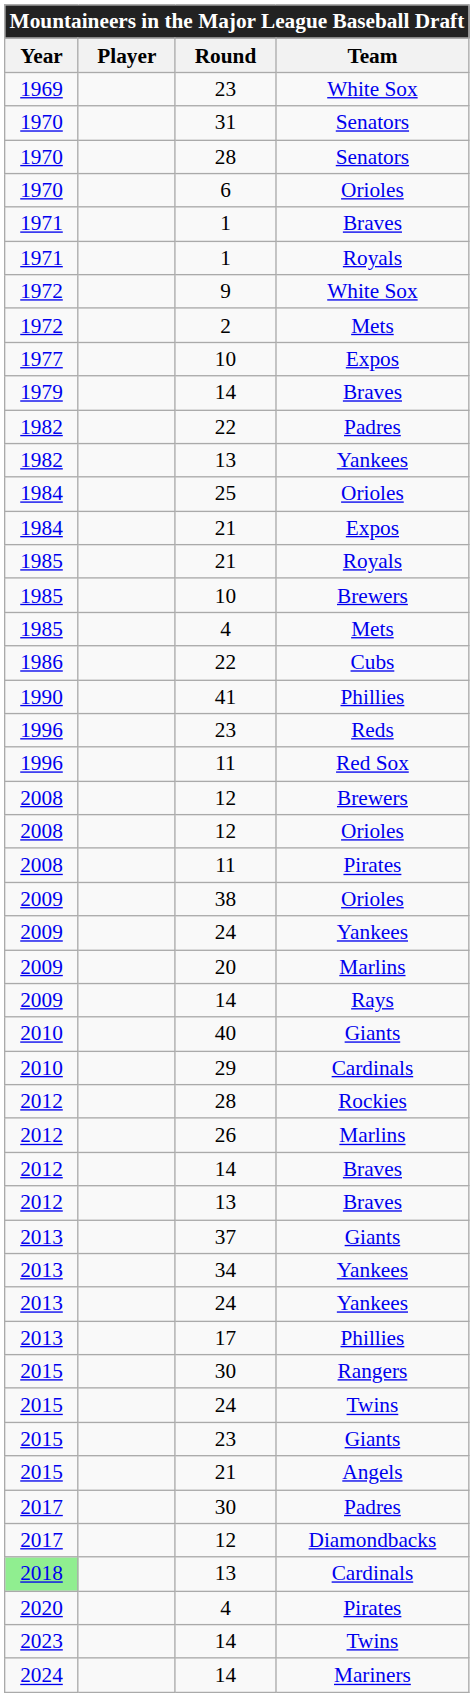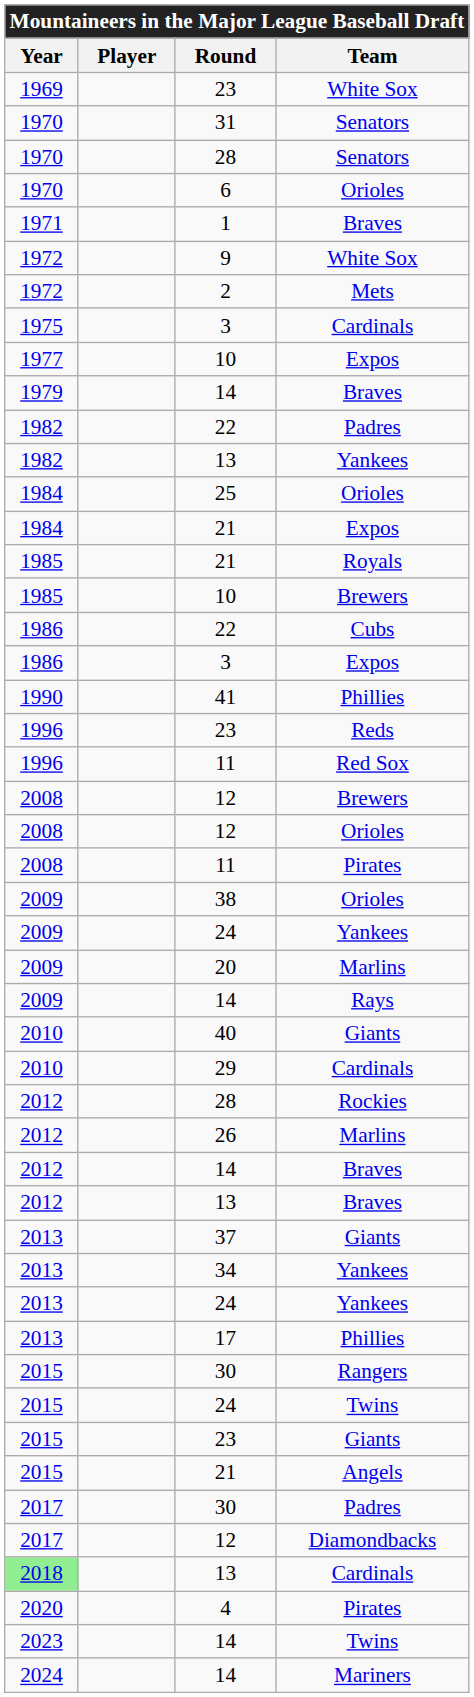- row: (225, 257)
+ row: (225, 325)
- row: (225, 628)
+ row: (225, 662)
